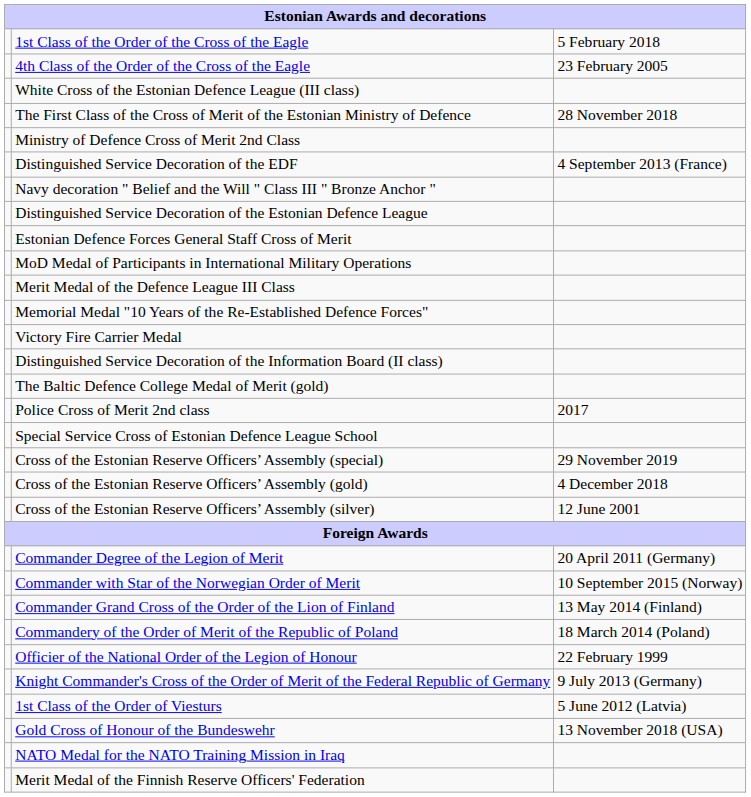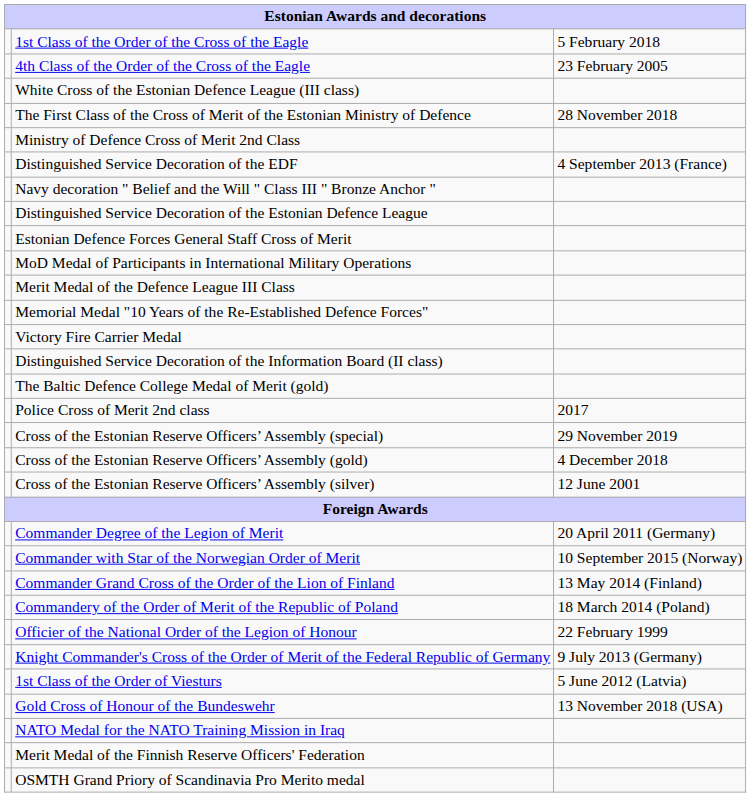- row: (196, 435)
+ row: (190, 779)
